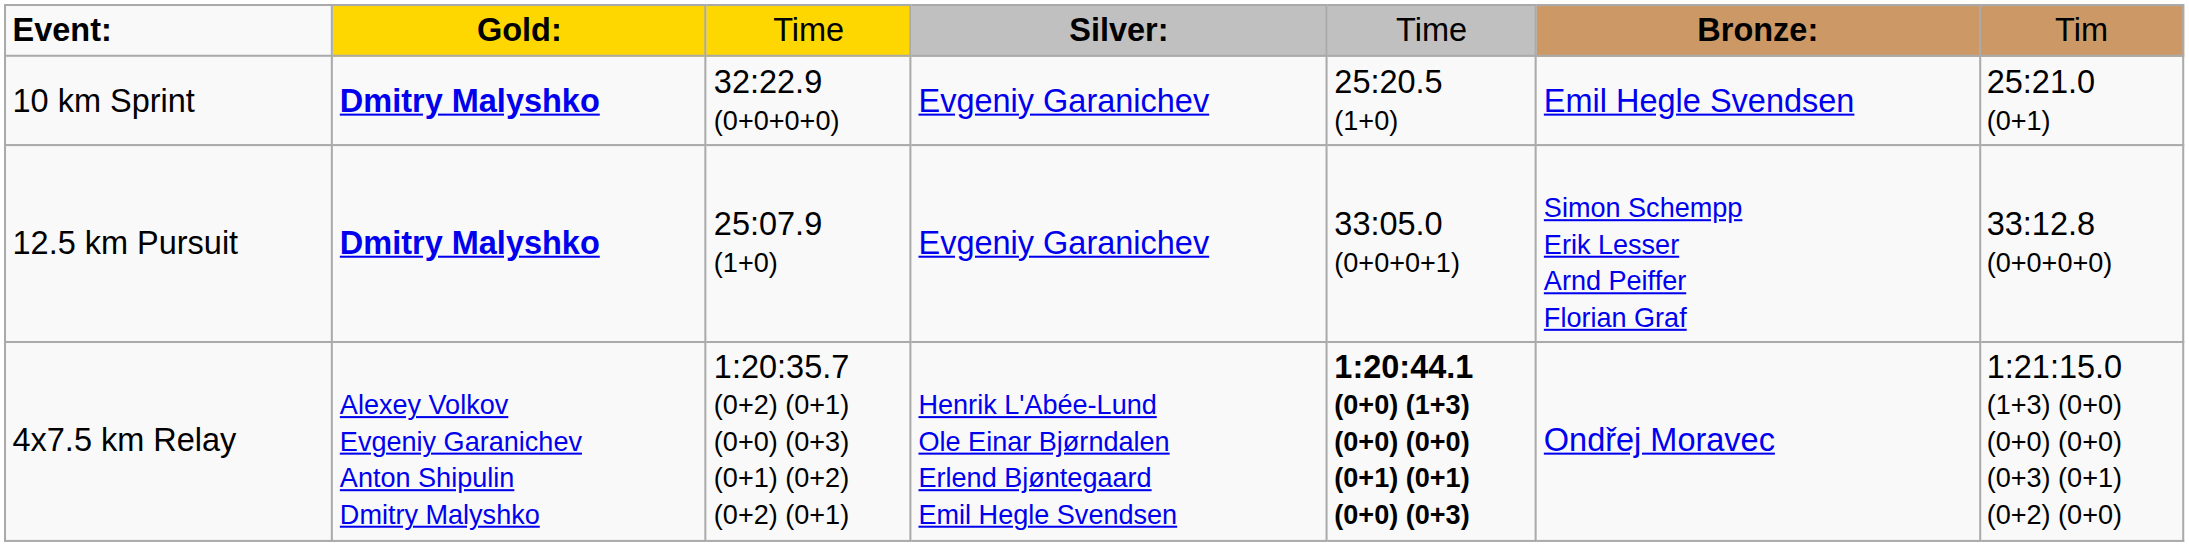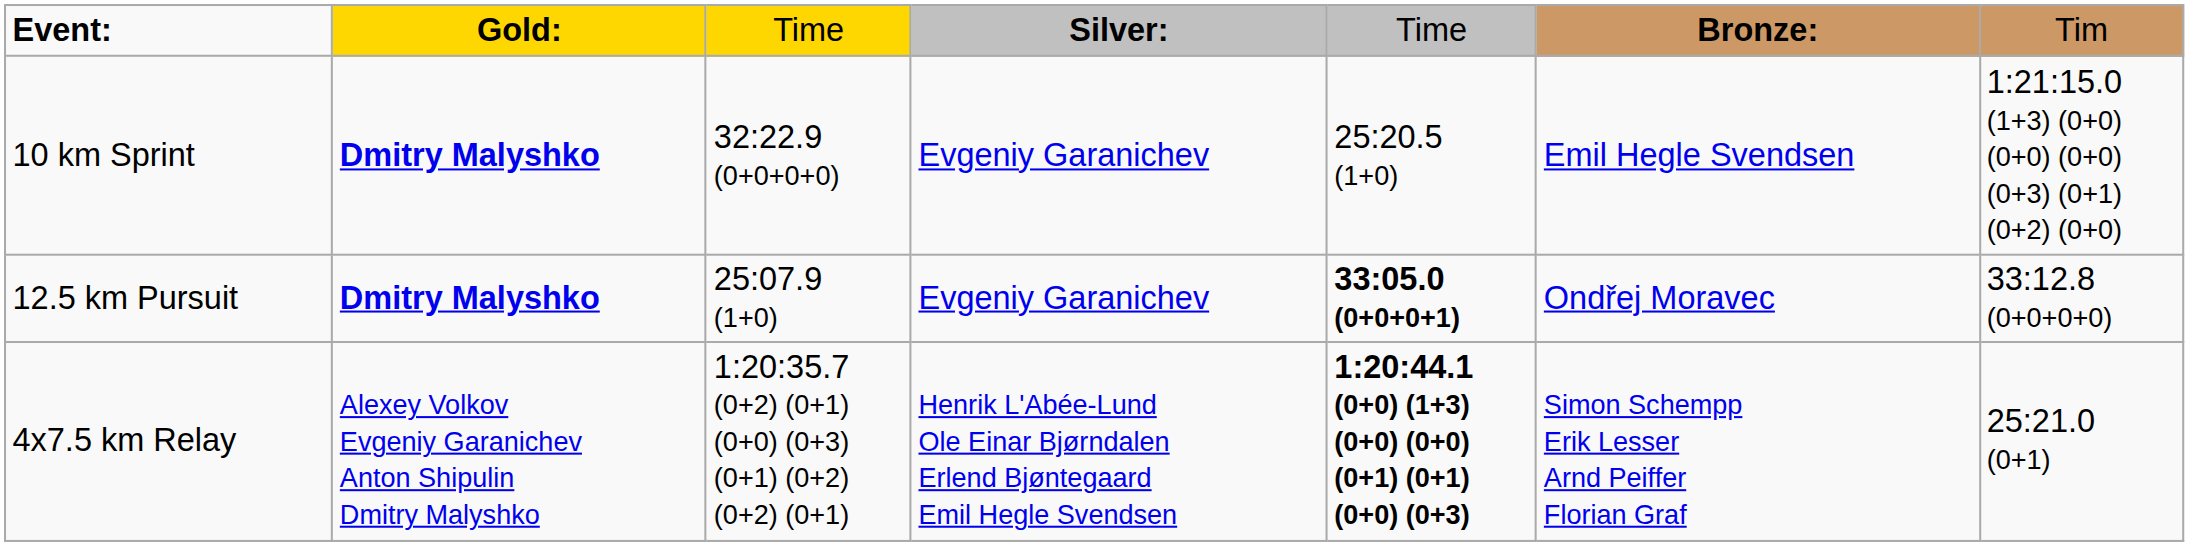(2041, 100) 25:21.0 (0+1) -> (2054, 154) 1:21:15.0 (1+3) (0+0) (0+0) (0+0) (0+3) (0+1) (0+2) (0+0)
(1397, 242) normal -> (1397, 297) bold
(1643, 263) Simon Schempp Erik Lesser Arnd Peiffer Florian Graf -> (1659, 297) Ondřej Moravec
(1659, 440) Ondřej Moravec -> (1643, 460) Simon Schempp Erik Lesser Arnd Peiffer Florian Graf
(2054, 440) 1:21:15.0 (1+3) (0+0) (0+0) (0+0) (0+3) (0+1) (0+2) (0+0) -> (2041, 440) 25:21.0 (0+1)
